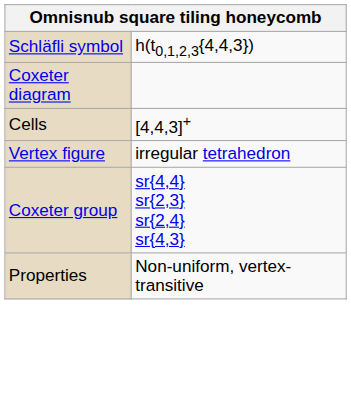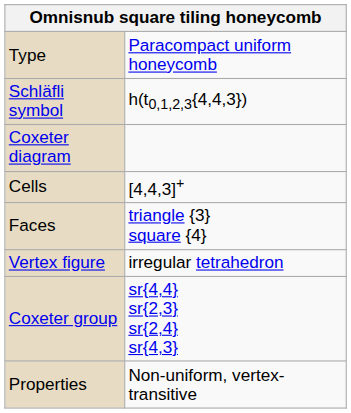+ row: (27, 54)
+ row: (32, 225)
